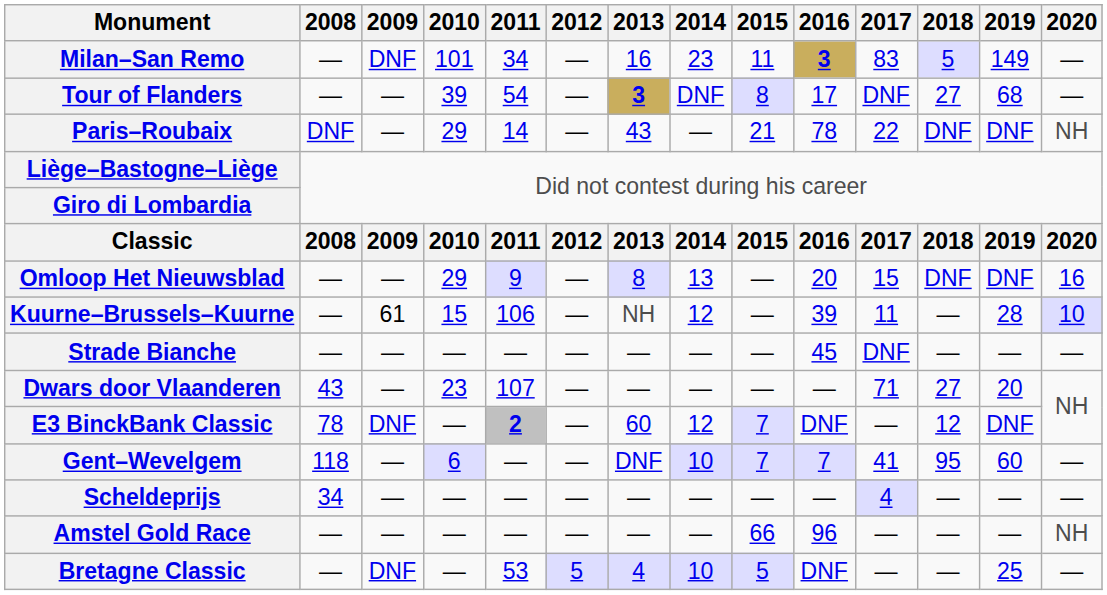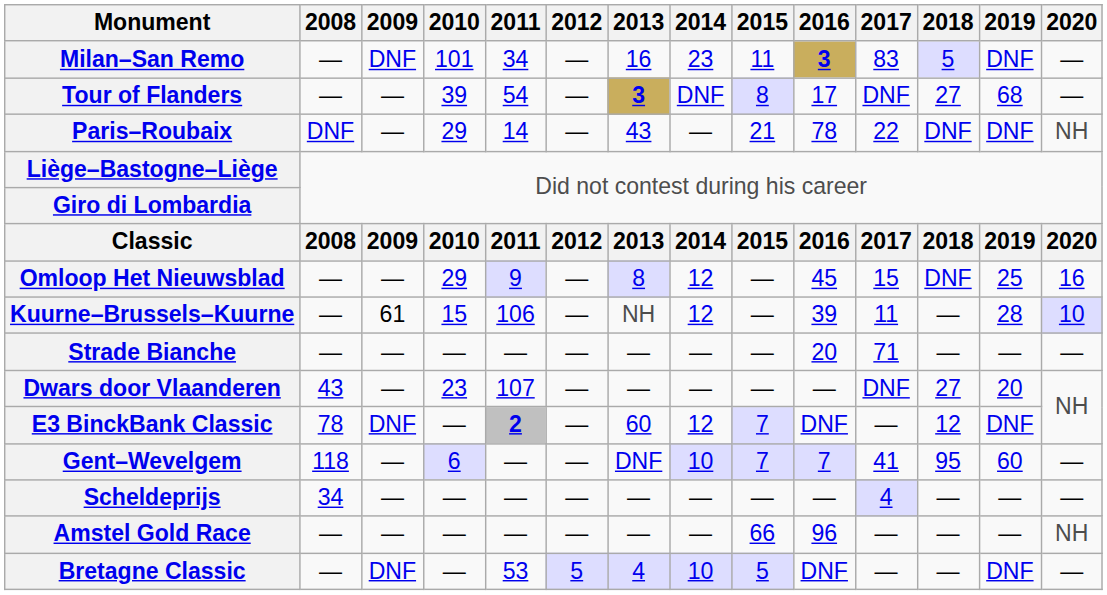(1010, 59) 149 -> (1010, 59) DNF
(700, 278) 13 -> (700, 278) 12
(824, 278) 20 -> (824, 278) 45
(1010, 278) DNF -> (1010, 278) 25
(824, 351) 45 -> (824, 351) 20
(886, 351) DNF -> (886, 351) 71
(886, 388) 71 -> (886, 388) DNF
(1010, 570) 25 -> (1010, 570) DNF
